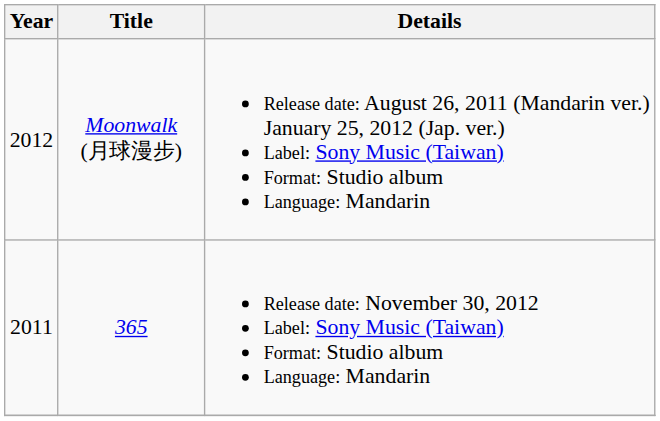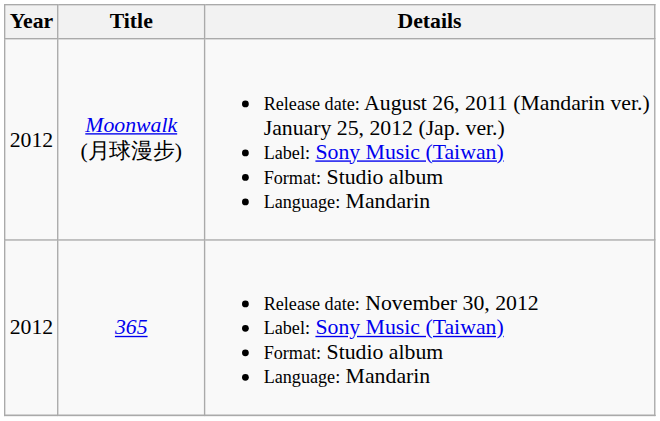(31, 327) 2011 -> (31, 327) 2012
